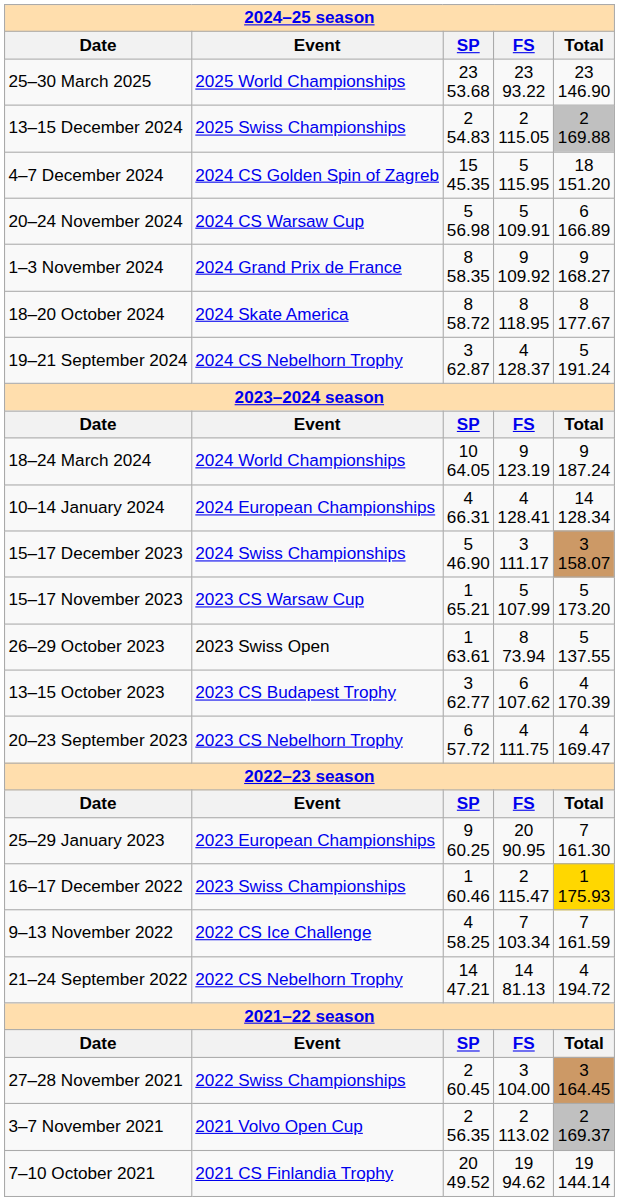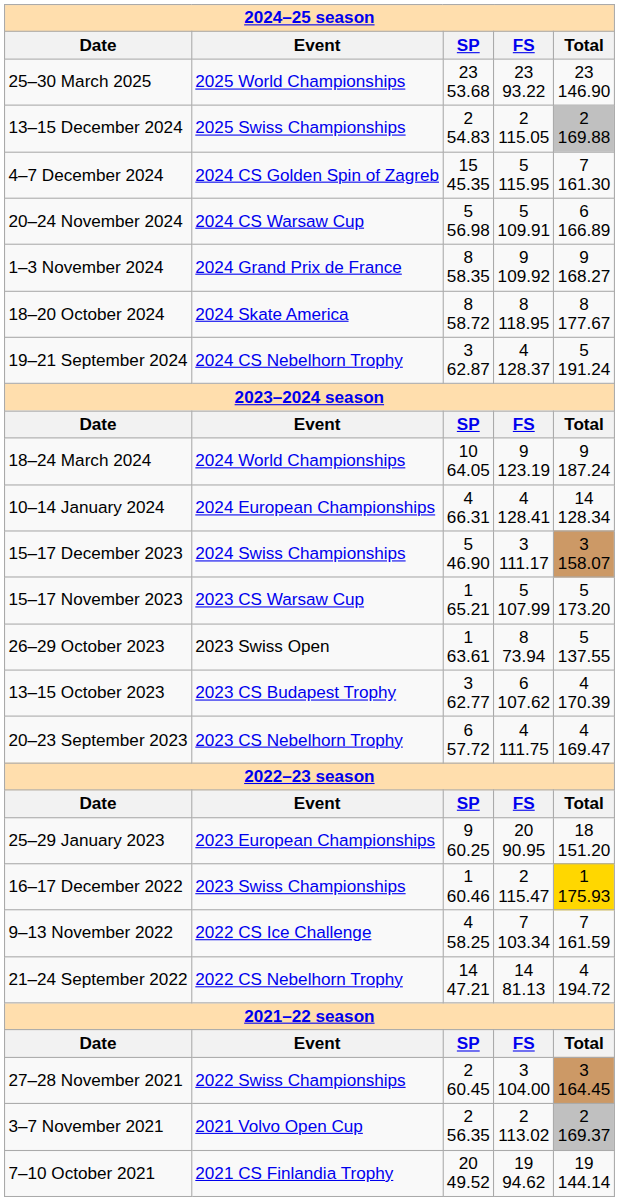(584, 174) 18 151.20 -> (584, 174) 7 161.30
(584, 840) 7 161.30 -> (584, 840) 18 151.20
